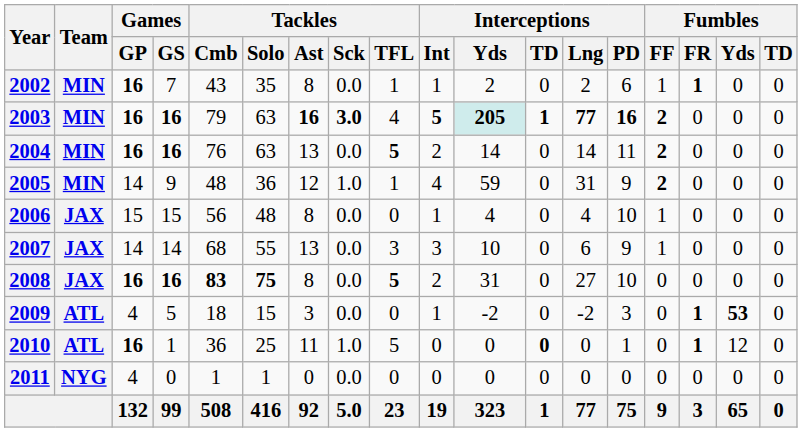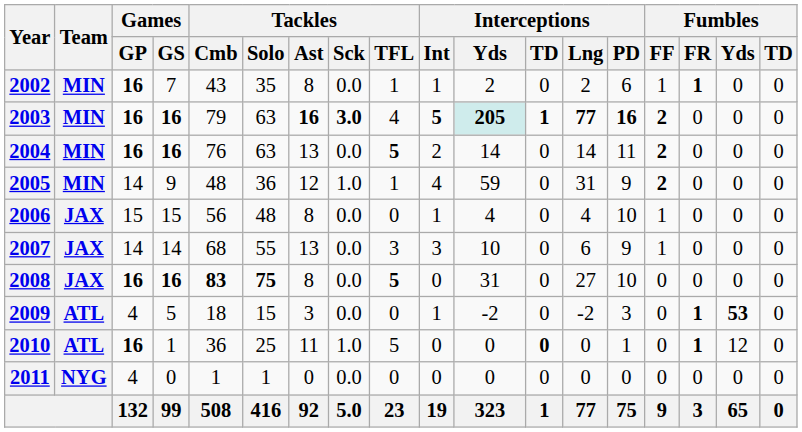(437, 280) 2 -> (437, 280) 0
